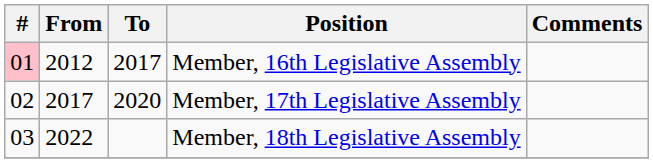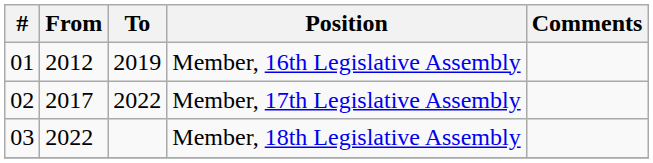(22, 61) pink background -> (22, 61) no background
(137, 61) 2017 -> (137, 61) 2019
(137, 99) 2020 -> (137, 99) 2022
